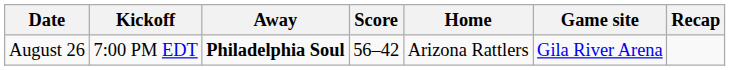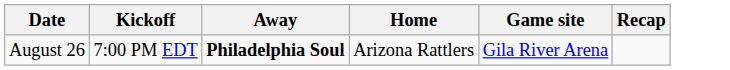- column: (376, 19)
